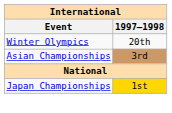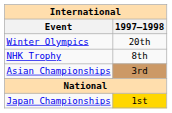+ row: (34, 56)
